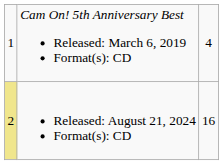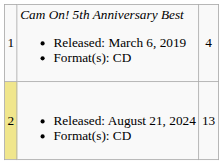(209, 120) 16 -> (209, 120) 13
